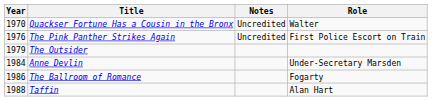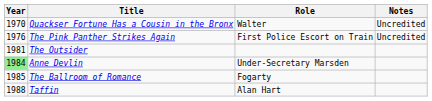columns swapped: (357, 11) <-> (261, 11)
(16, 50) 1979 -> (16, 50) 1981
(16, 63) no background -> (16, 63) lightgreen background
(16, 77) 1986 -> (16, 77) 1985
